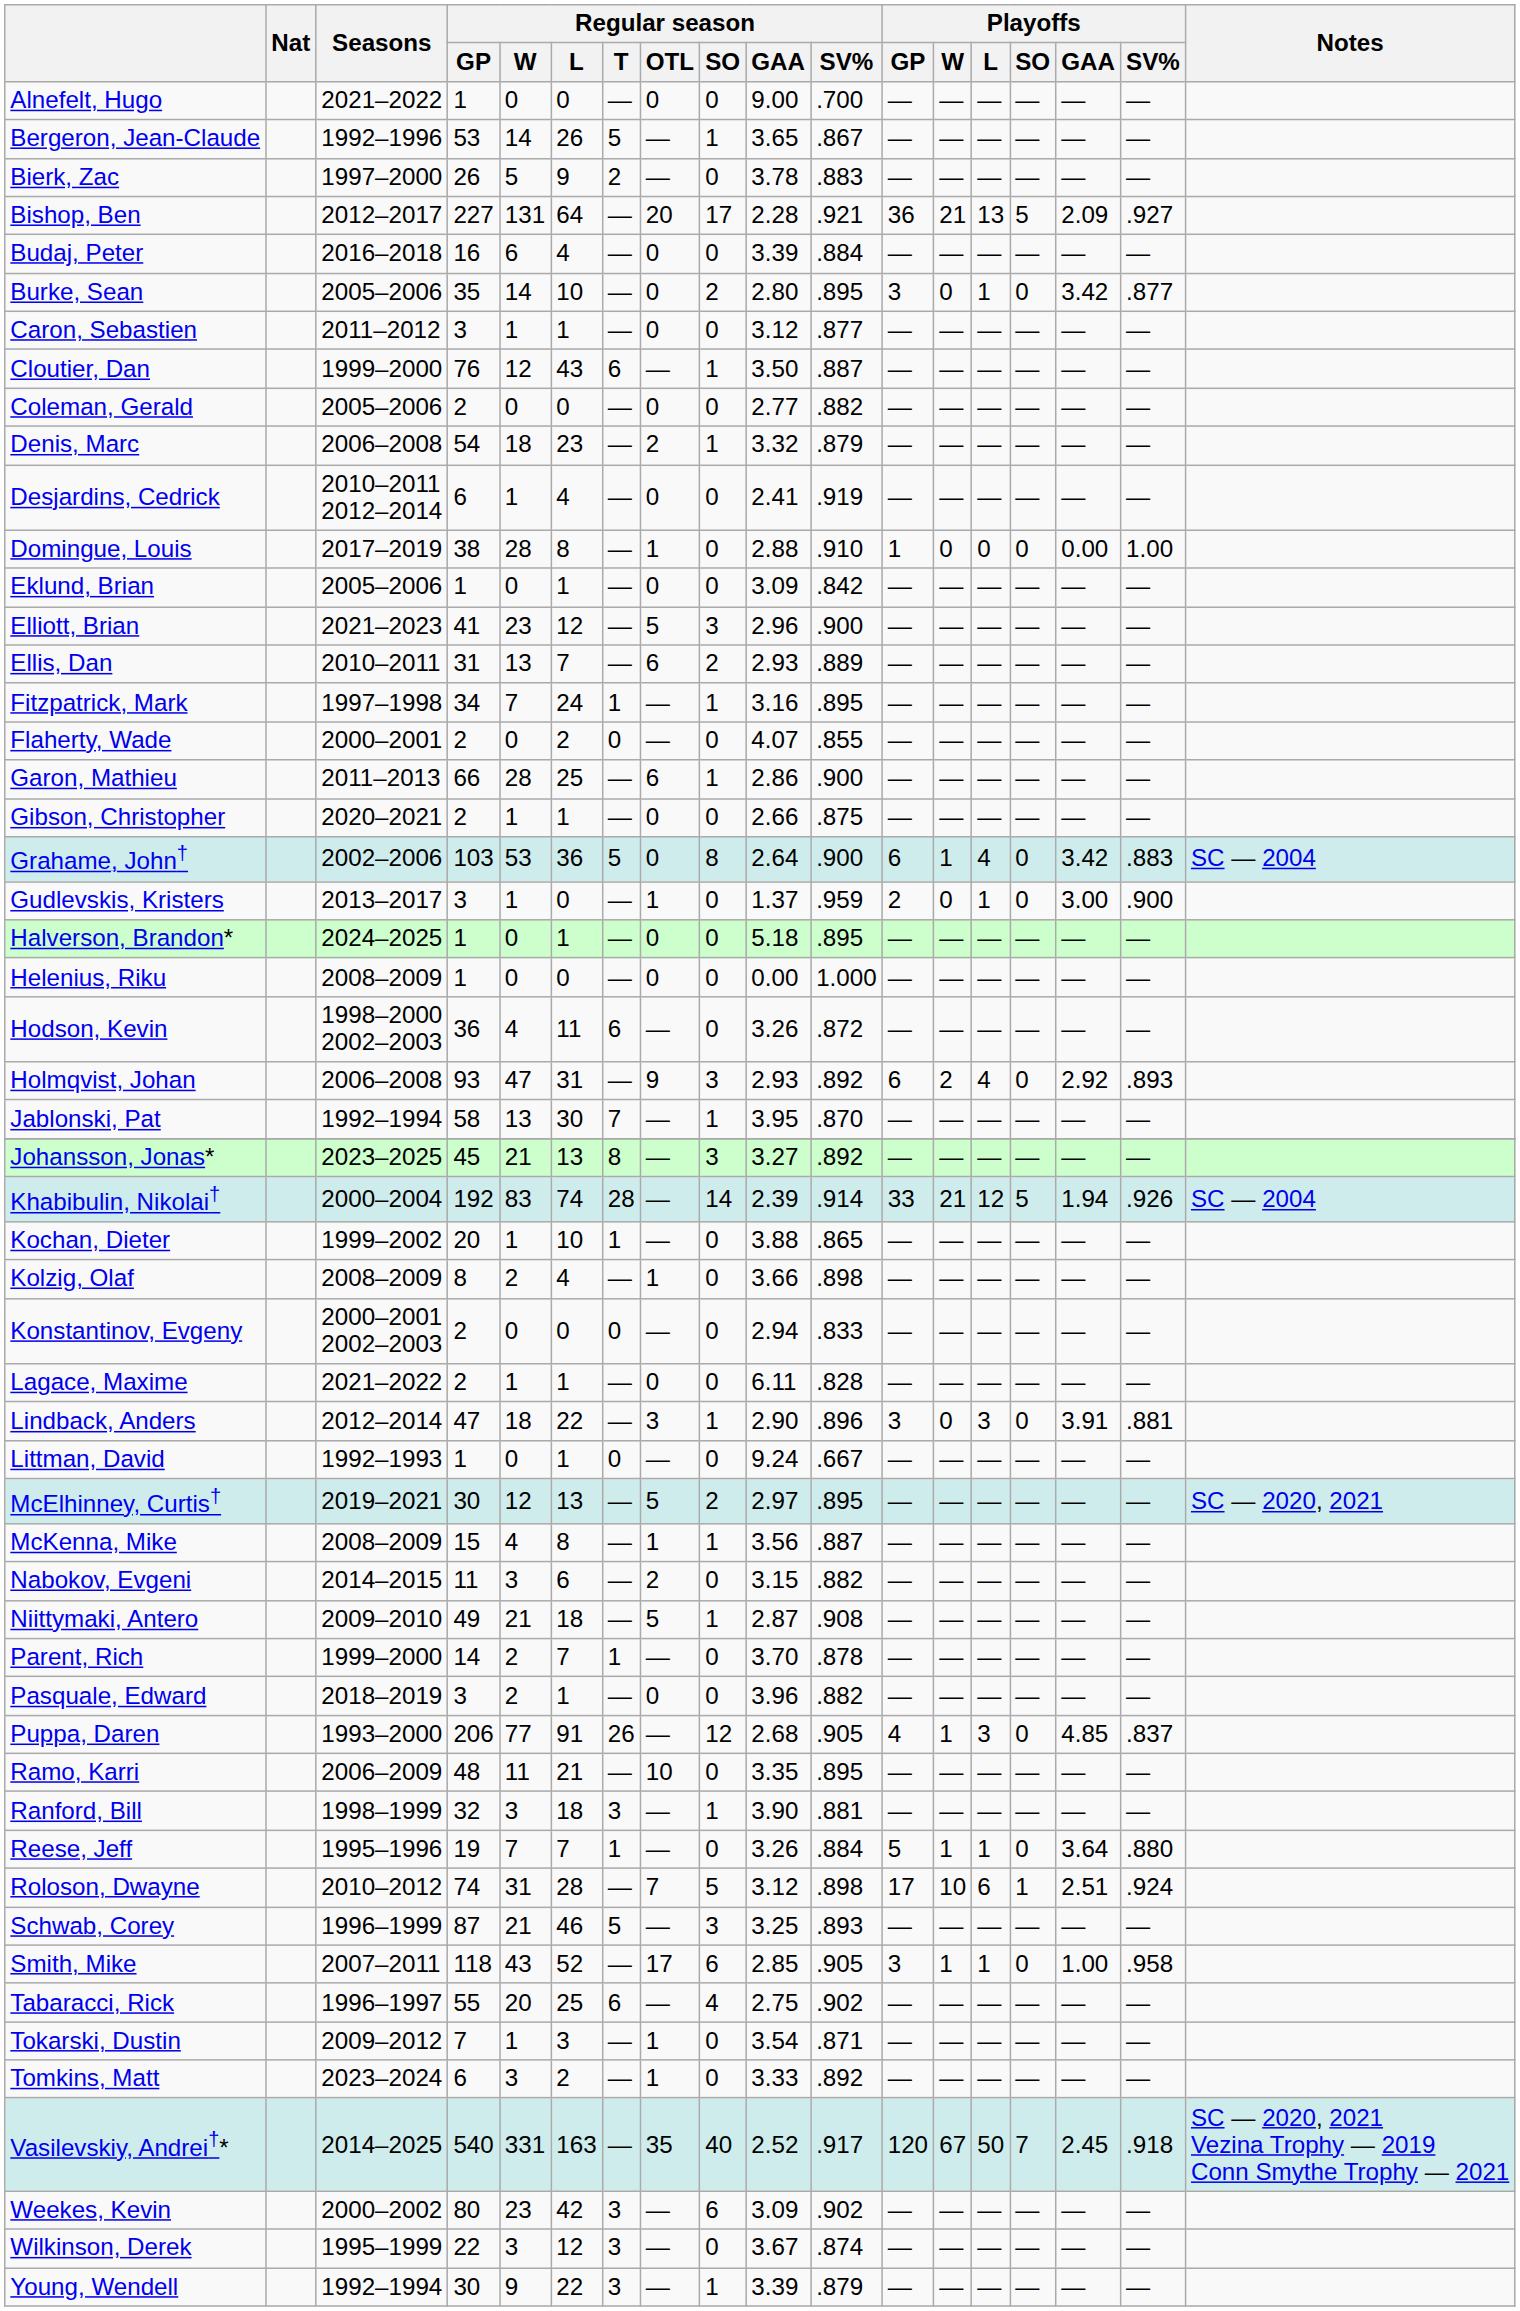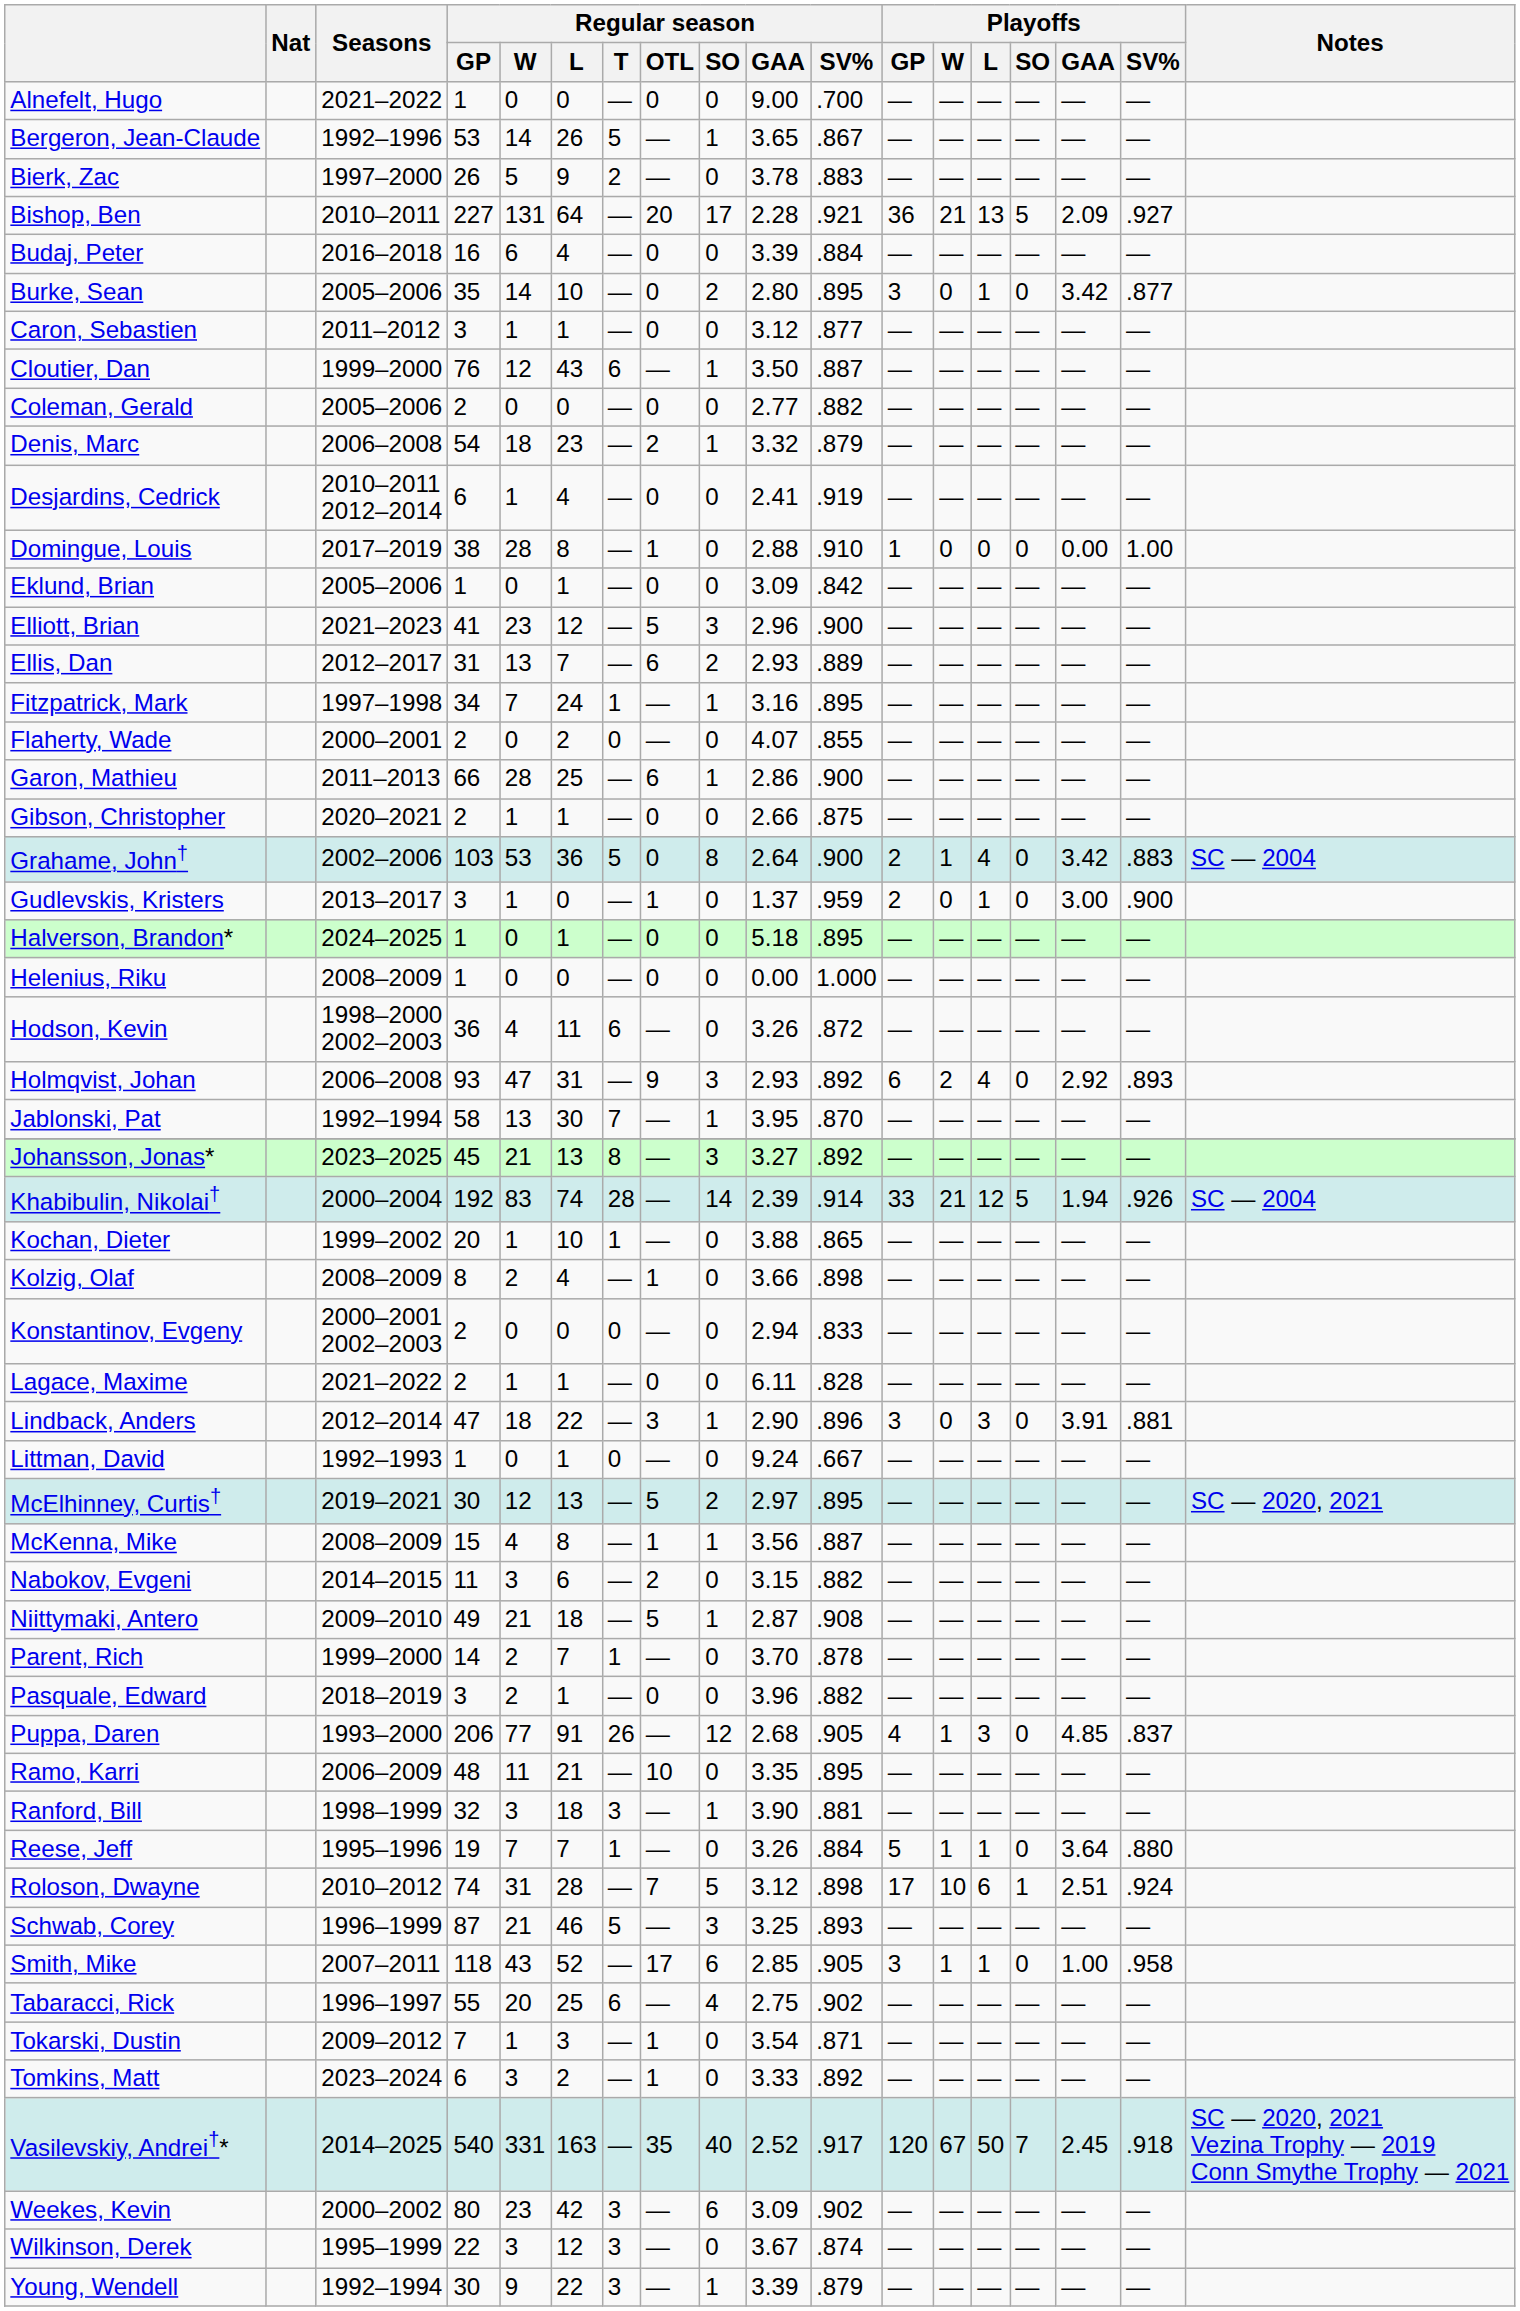(382, 215) 2012–2017 -> (381, 215) 2010–2011
(381, 663) 2010–2011 -> (382, 663) 2012–2017
(894, 858) 6 -> (894, 858) 2
